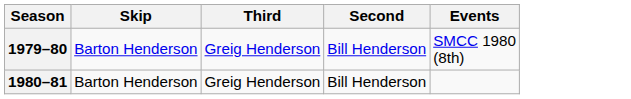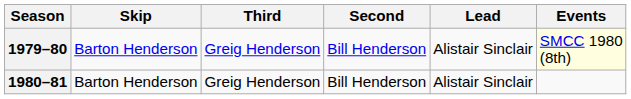+ column: (483, 16)
(475, 49) no background -> (581, 49) lightyellow background
